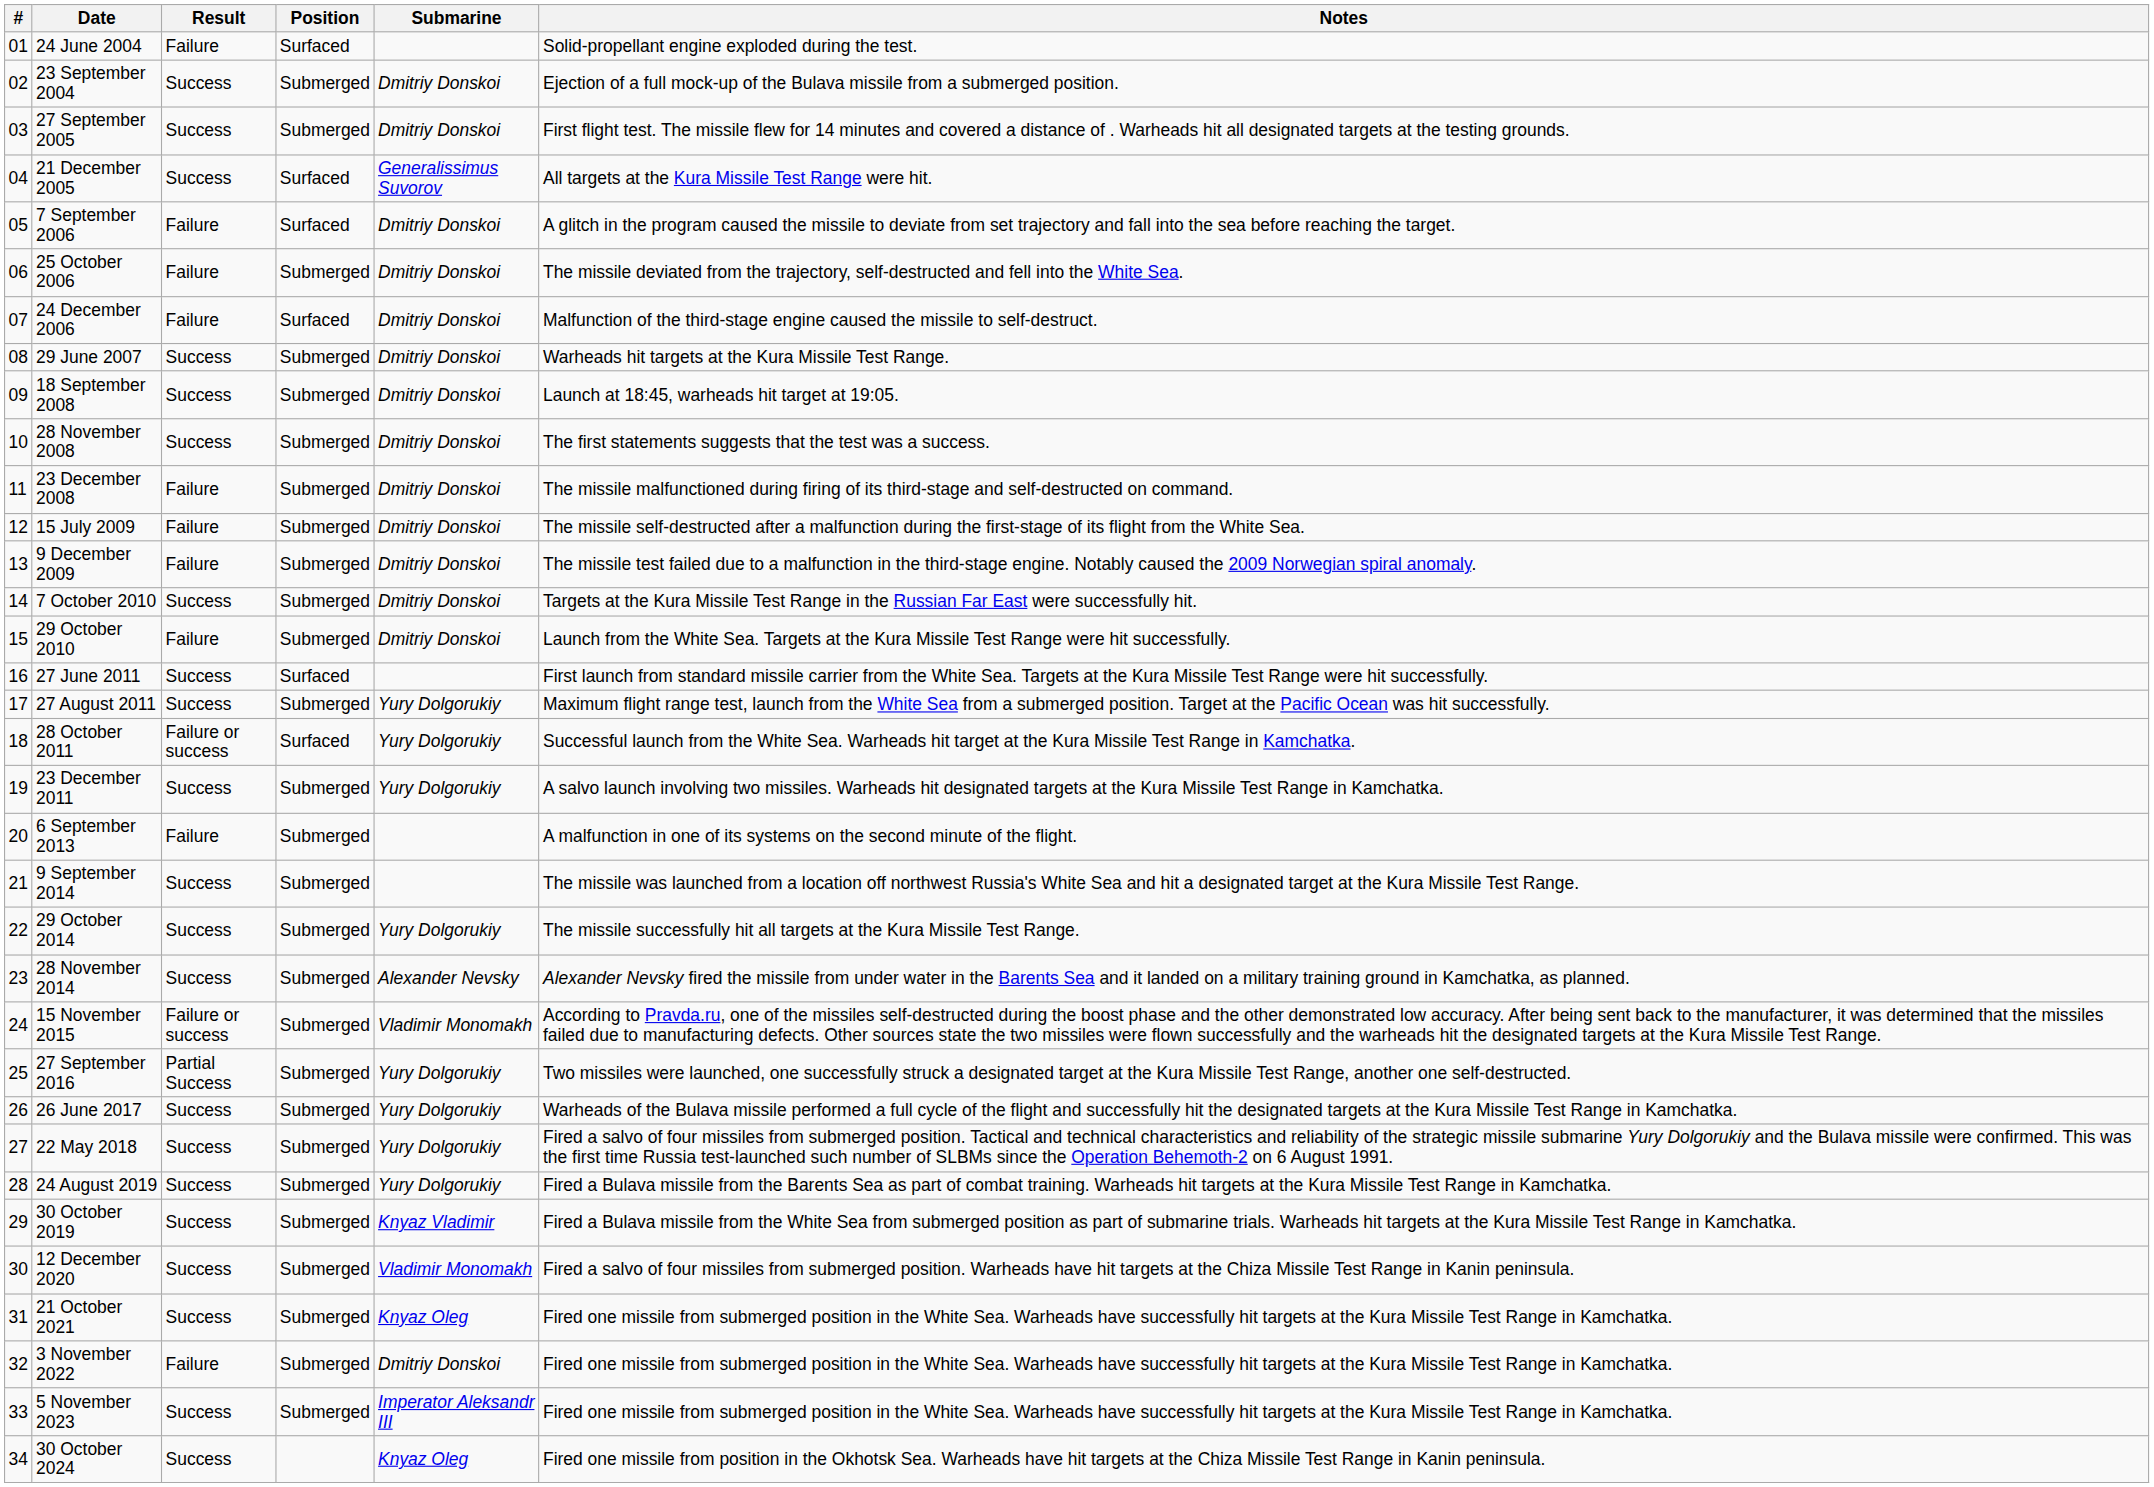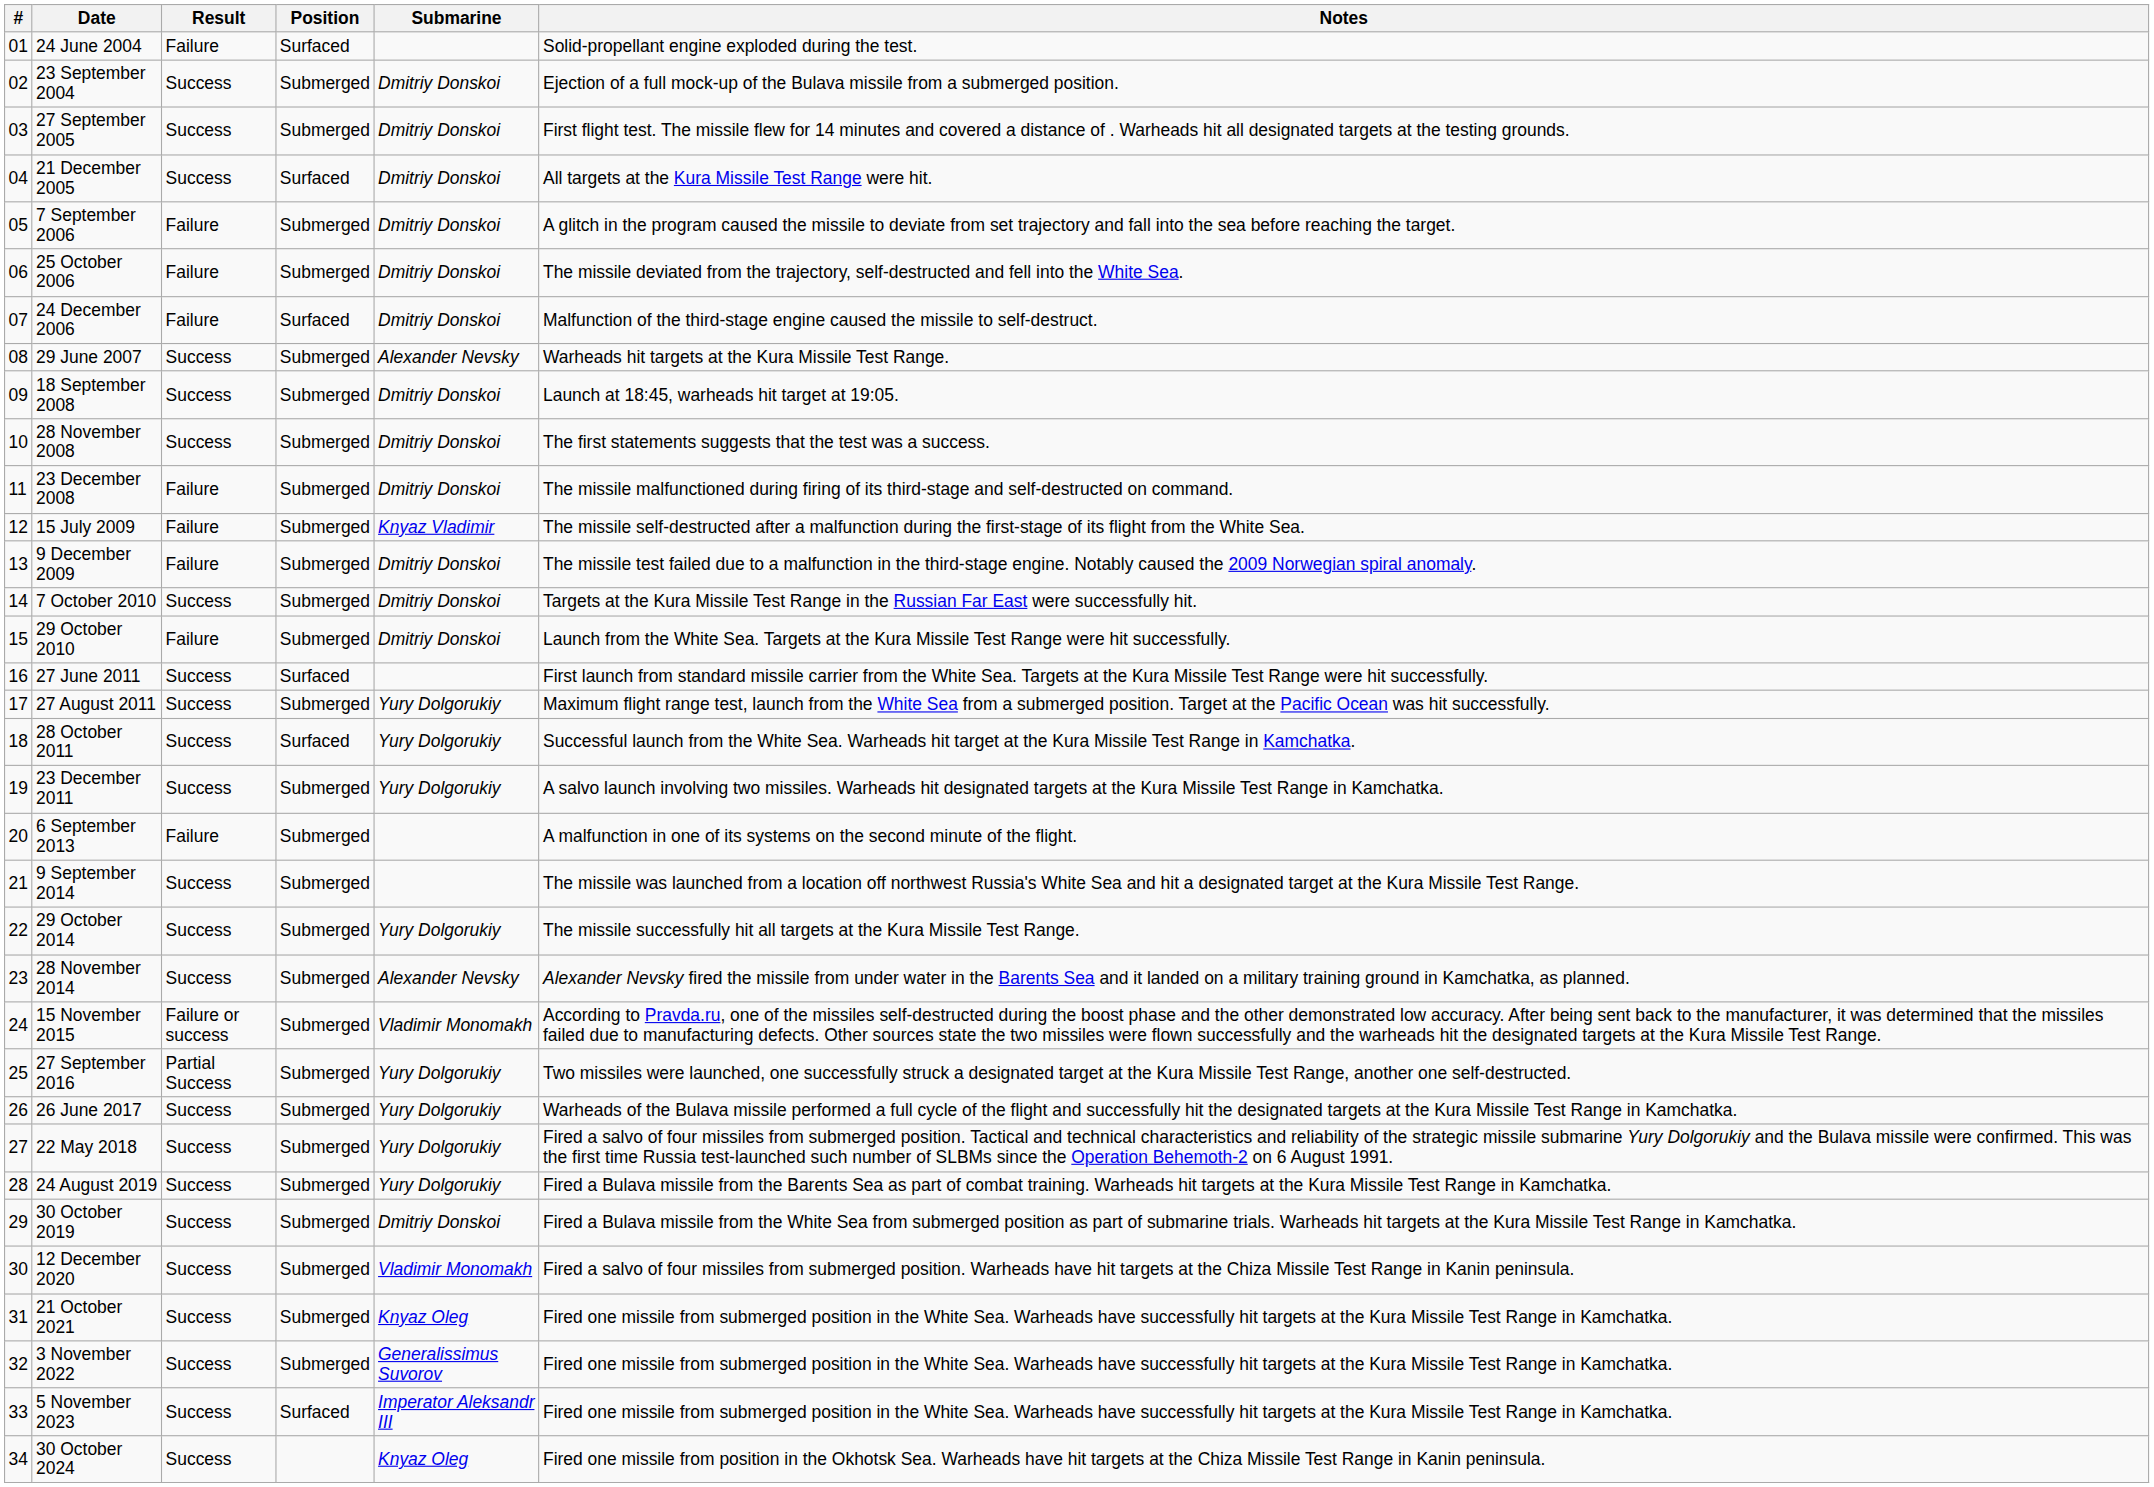(438, 178) Generalissimus Suvorov -> (439, 178) Dmitriy Donskoi
(315, 225) Surfaced -> (325, 225) Submerged
(439, 357) Dmitriy Donskoi -> (448, 357) Alexander Nevsky
(439, 526) Dmitriy Donskoi -> (436, 526) Knyaz Vladimir
(202, 741) Failure or success -> (199, 741) Success
(436, 1222) Knyaz Vladimir -> (439, 1222) Dmitriy Donskoi
(192, 1364) Failure -> (199, 1364) Success
(439, 1364) Dmitriy Donskoi -> (438, 1364) Generalissimus Suvorov
(325, 1411) Submerged -> (315, 1411) Surfaced
